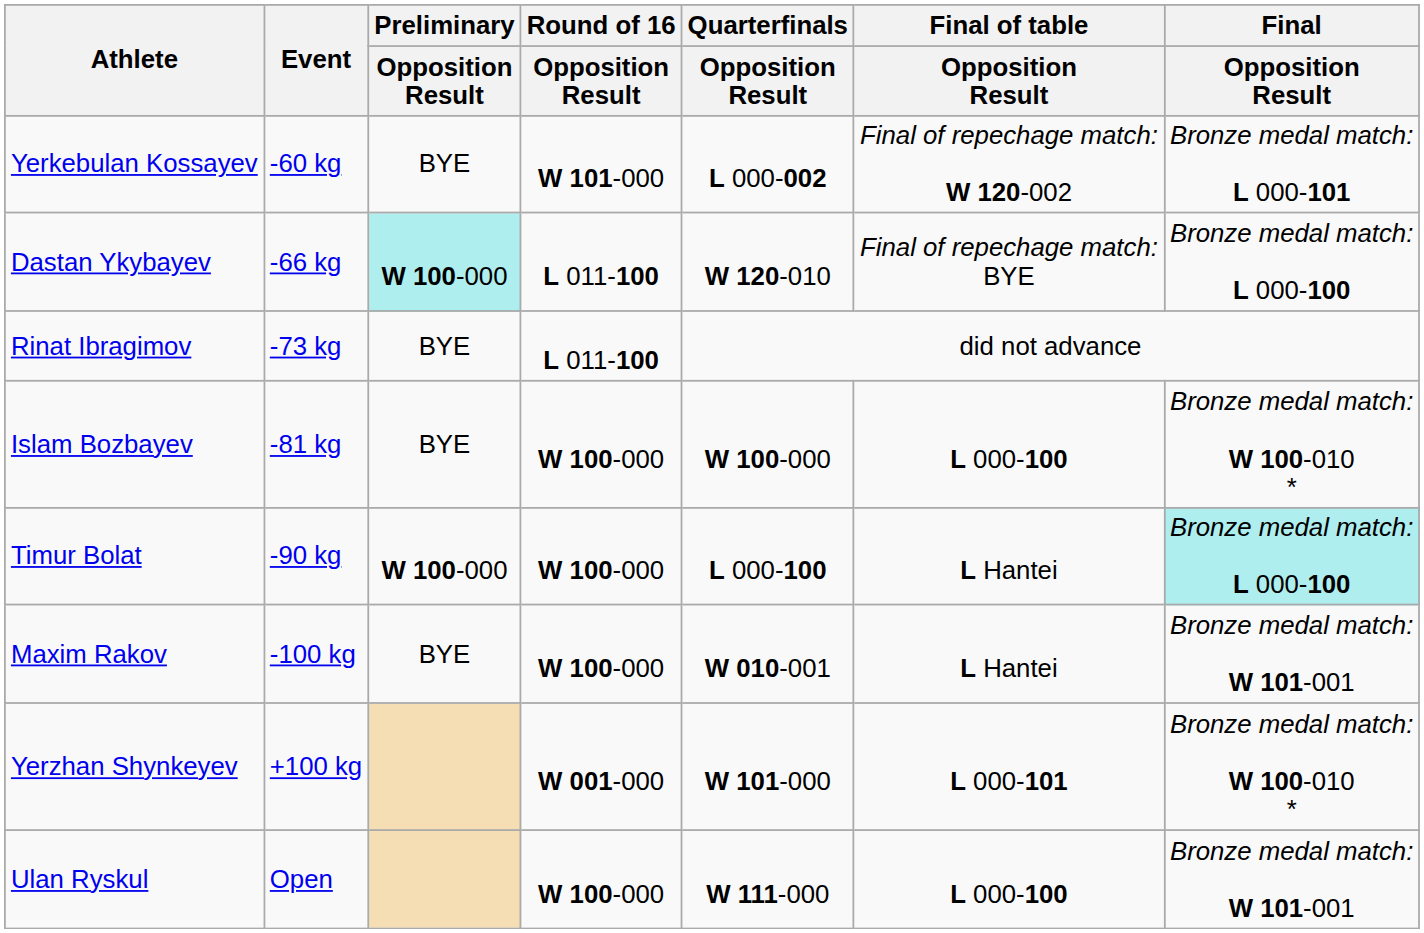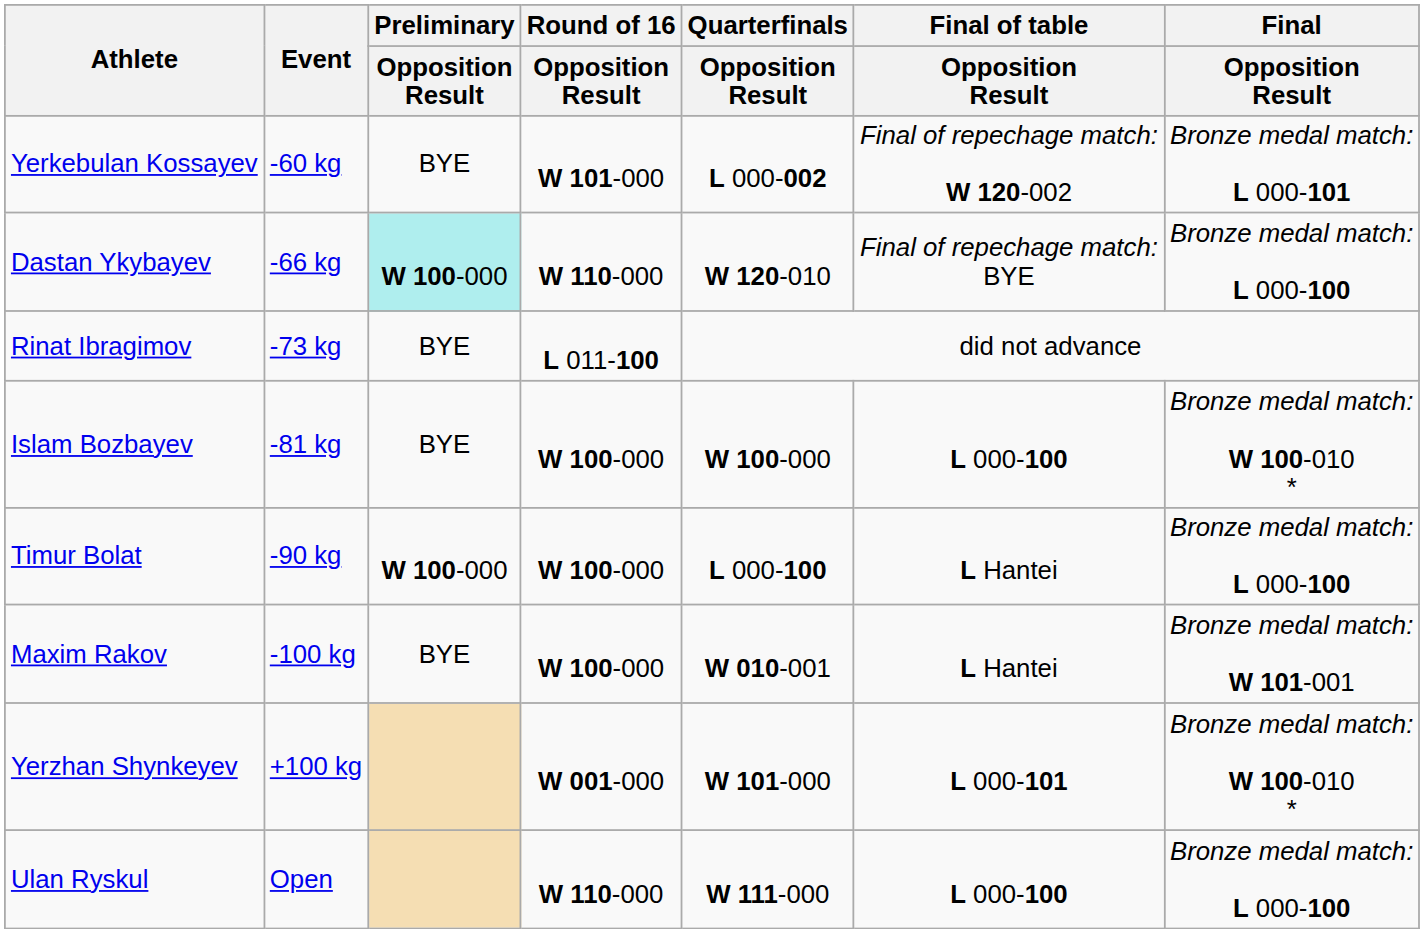(601, 277) L 011-100 -> (601, 277) W 110-000
(1292, 556) paleturquoise background -> (1292, 556) no background
(601, 893) W 100-000 -> (601, 893) W 110-000
(1292, 879) Bronze medal match: W 101-001 -> (1292, 879) Bronze medal match: L 000-100
